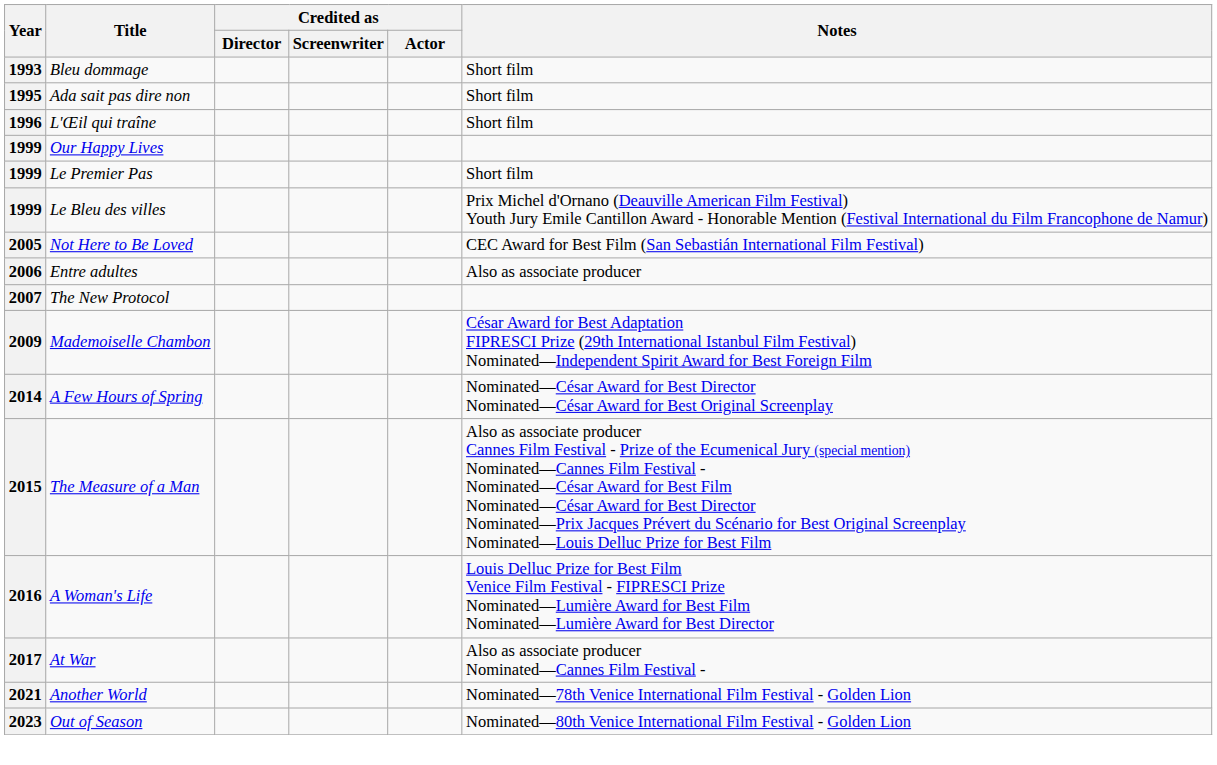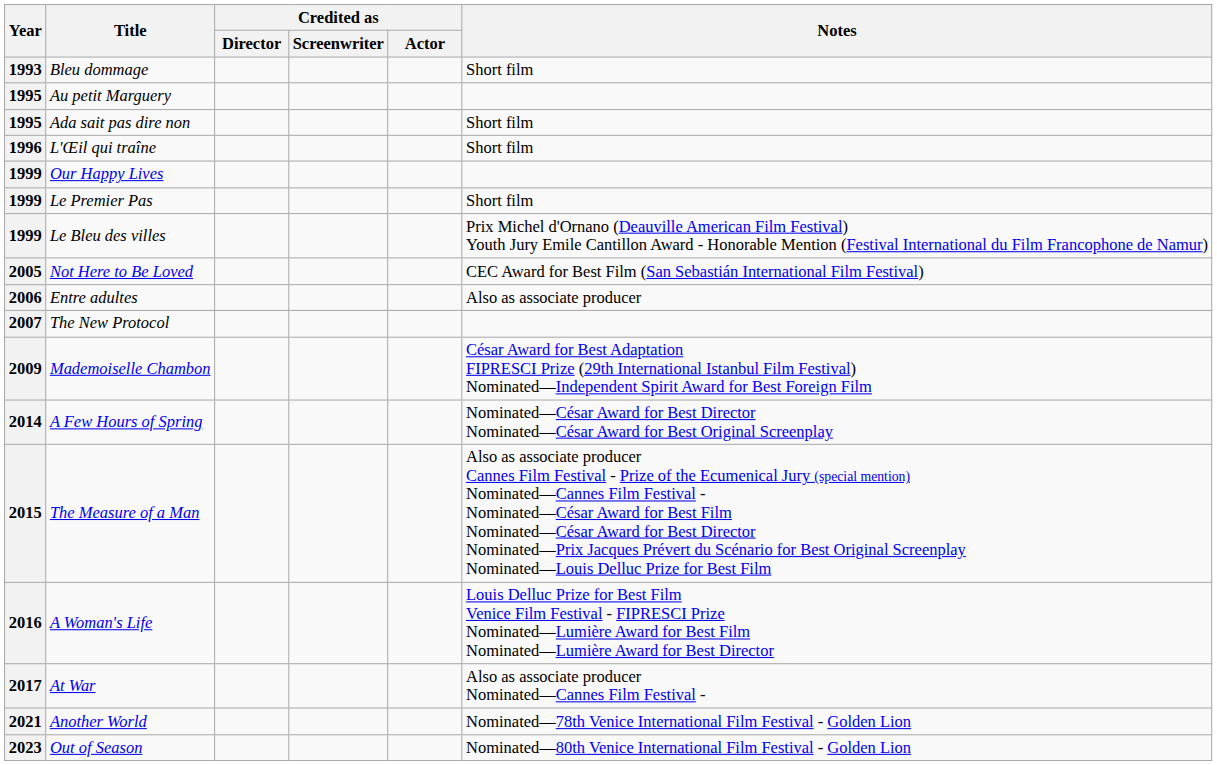+ row: (110, 95)
